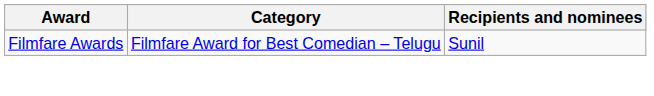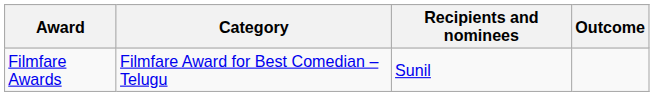+ column: (610, 26)
